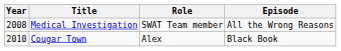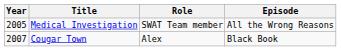(17, 25) 2008 -> (17, 25) 2005
(17, 39) 2010 -> (17, 39) 2007
